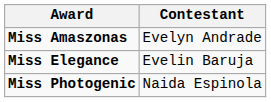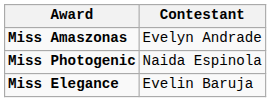rows swapped: (63, 62) <-> (72, 85)
